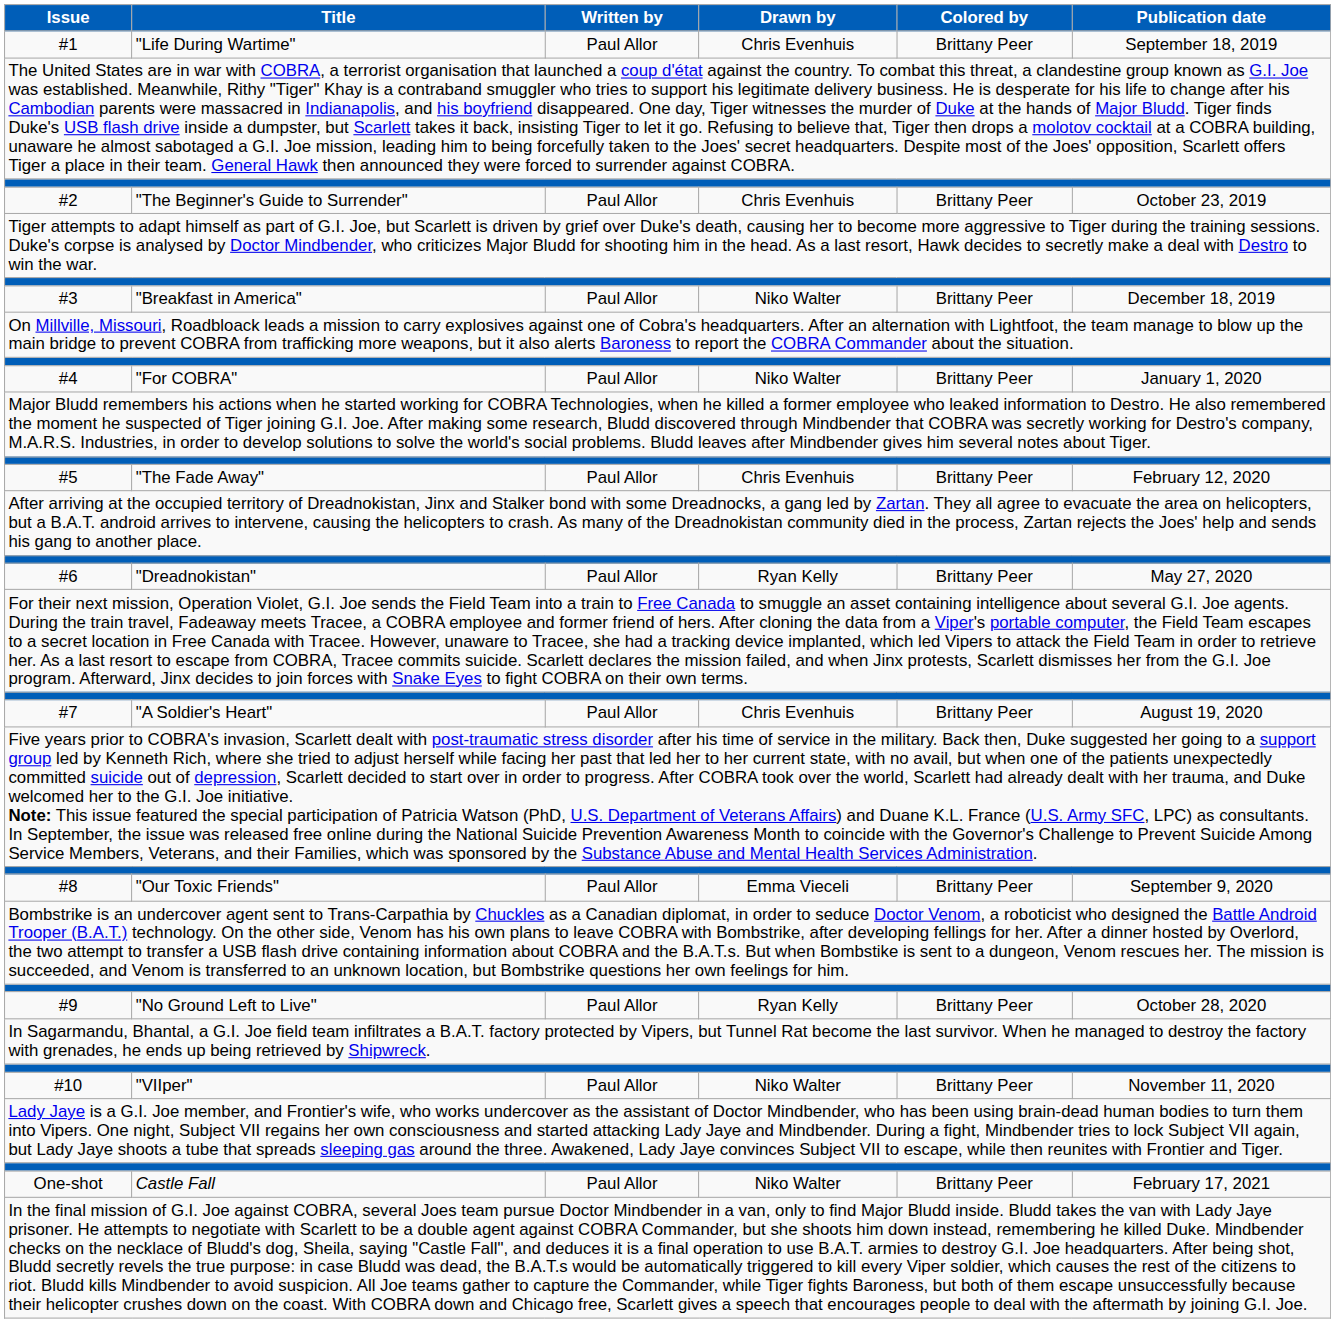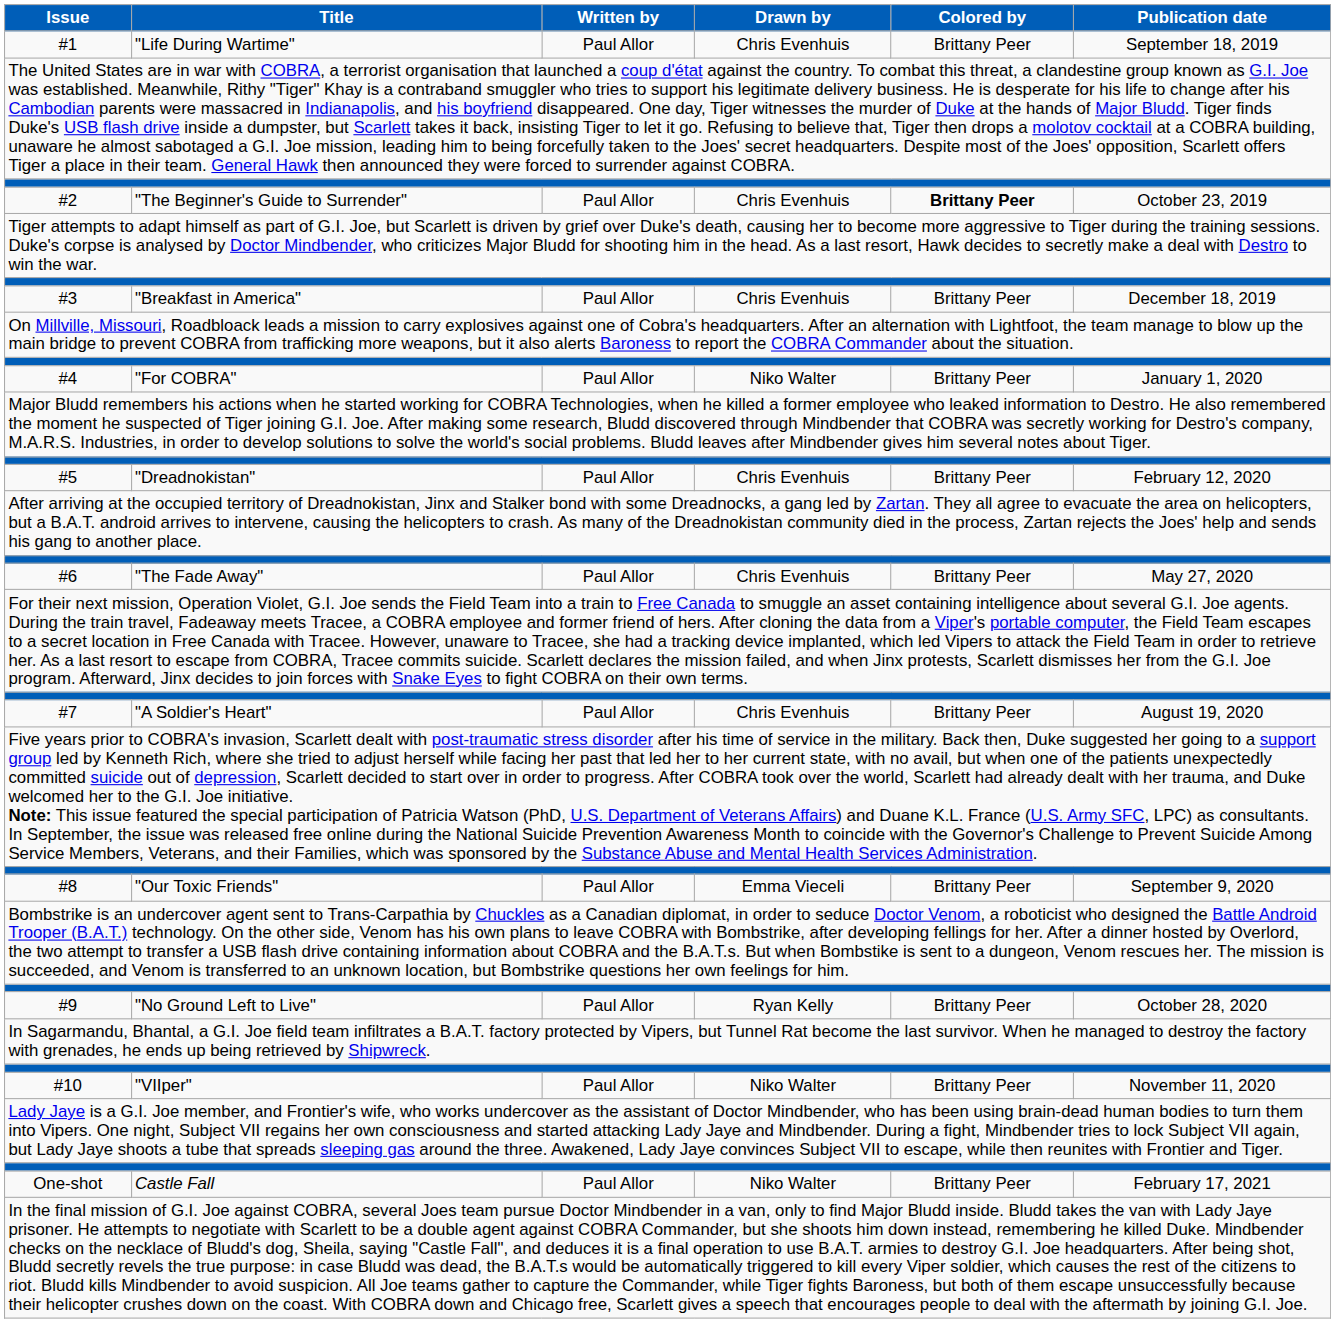(984, 199) normal -> (982, 199) bold
(798, 298) Niko Walter -> (793, 298) Chris Evenhuis
(200, 477) "The Fade Away" -> (195, 477) "Dreadnokistan"
(196, 576) "Dreadnokistan" -> (199, 576) "The Fade Away"
(798, 576) Ryan Kelly -> (793, 576) Chris Evenhuis
